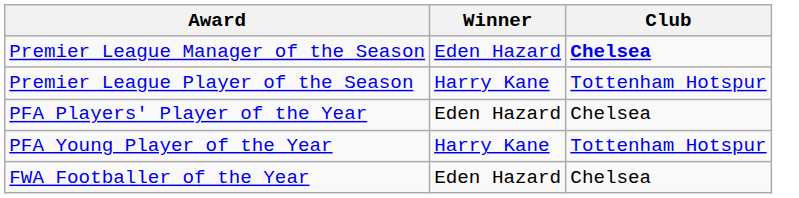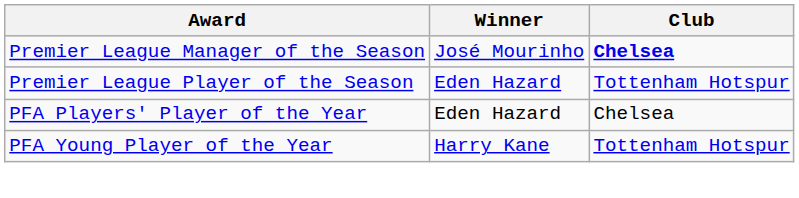(498, 52) Eden Hazard -> (509, 52) José Mourinho
(492, 83) Harry Kane -> (498, 83) Eden Hazard
- row: (159, 177)
